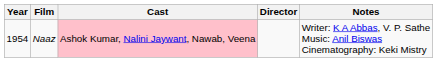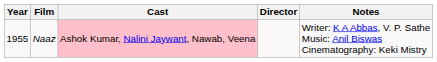(17, 38) 1954 -> (17, 38) 1955
